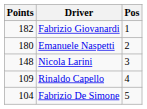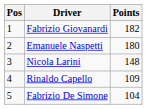columns swapped: (132, 12) <-> (20, 12)
